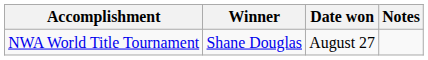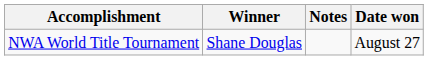columns swapped: (342, 17) <-> (401, 17)
